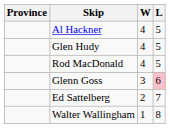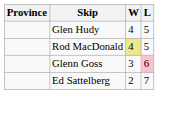- row: (77, 30)
(143, 64) no background -> (131, 47) khaki background
- row: (94, 115)
